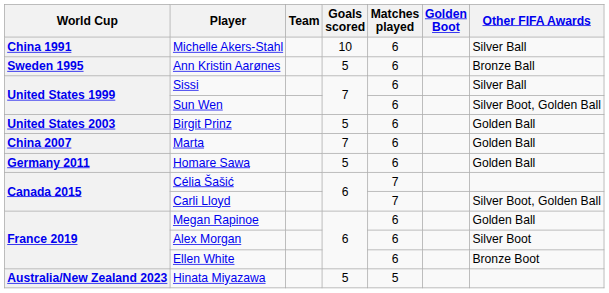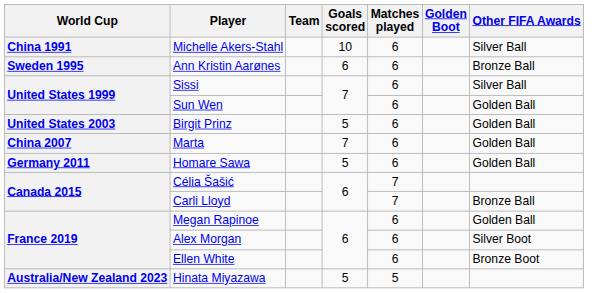(345, 66) 5 -> (345, 66) 6
(537, 104) Silver Boot, Golden Ball -> (504, 104) Golden Ball
(537, 201) Silver Boot, Golden Ball -> (504, 201) Bronze Ball
